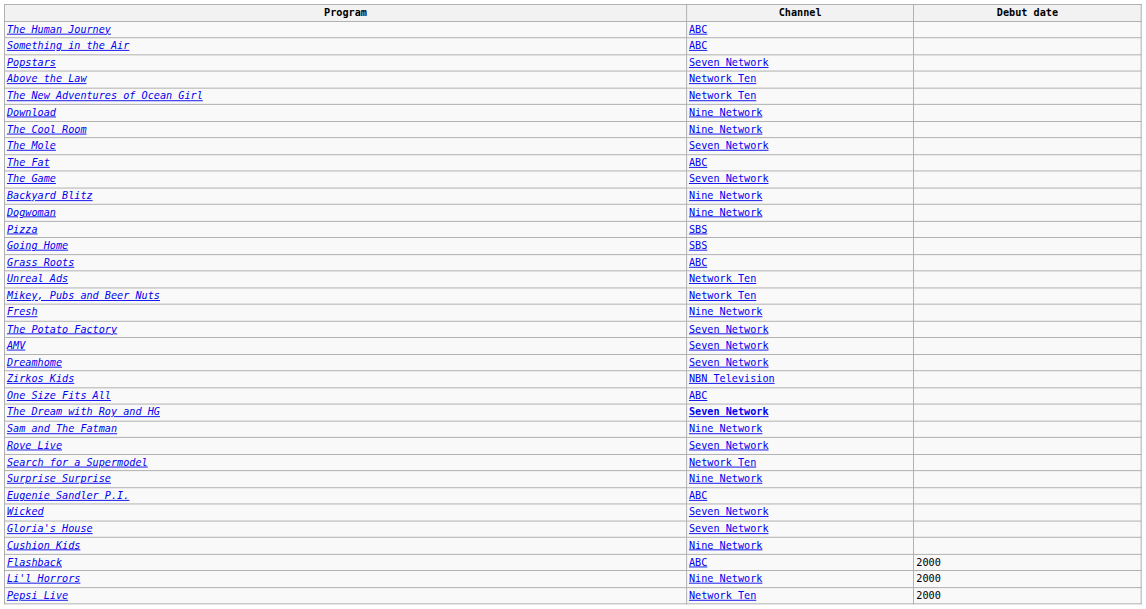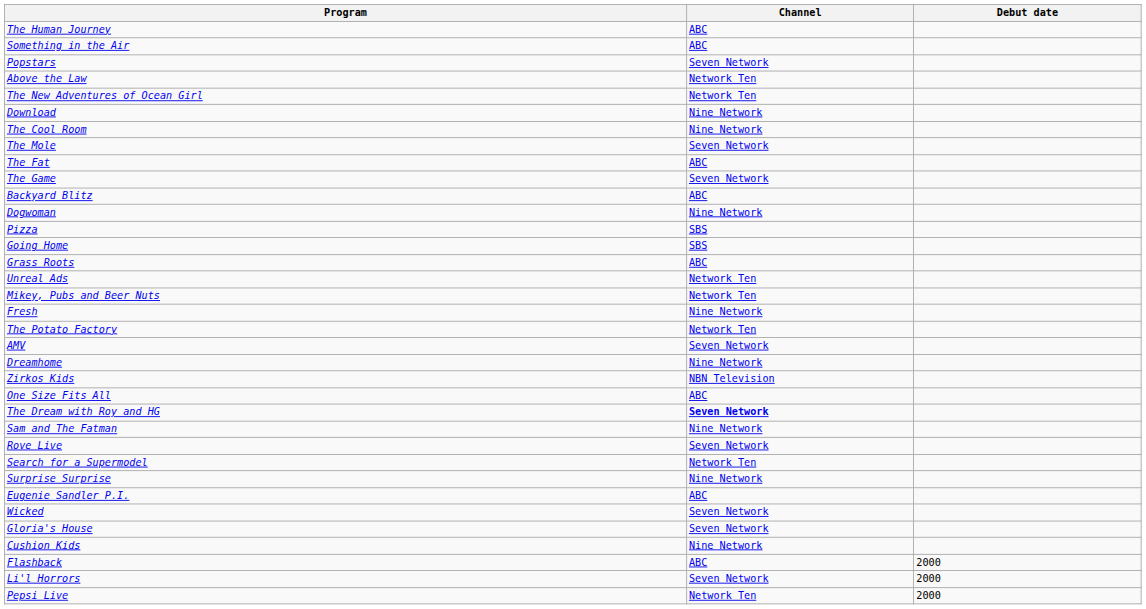(726, 196) Nine Network -> (698, 196) ABC
(729, 329) Seven Network -> (723, 329) Network Ten
(729, 363) Seven Network -> (726, 363) Nine Network
(726, 579) Nine Network -> (729, 579) Seven Network
